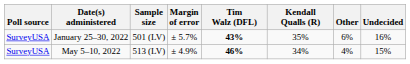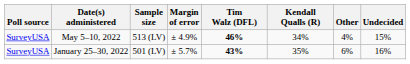rows swapped: (91, 52) <-> (91, 37)
